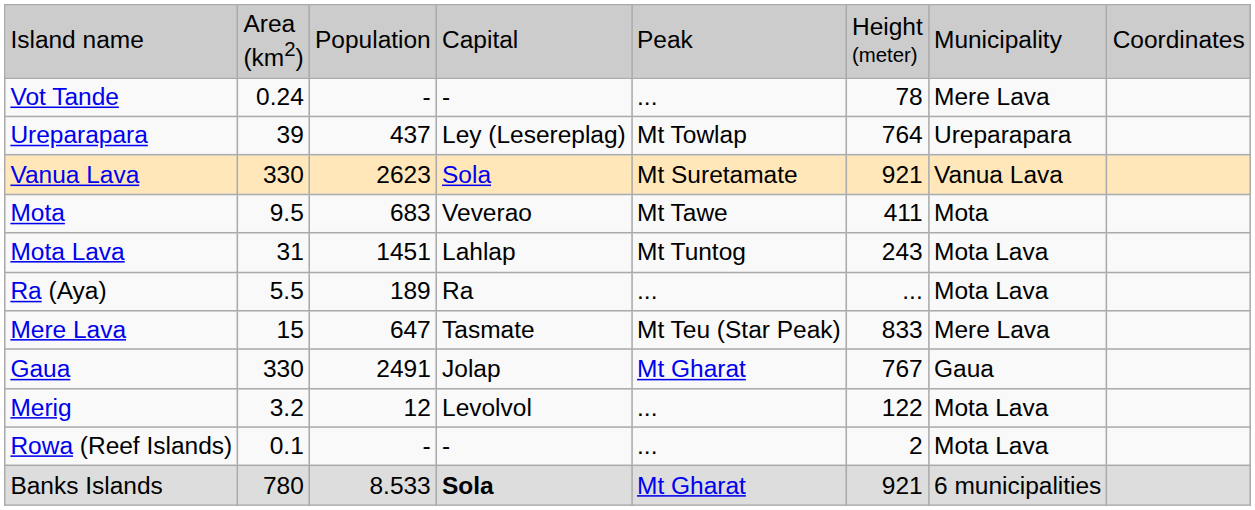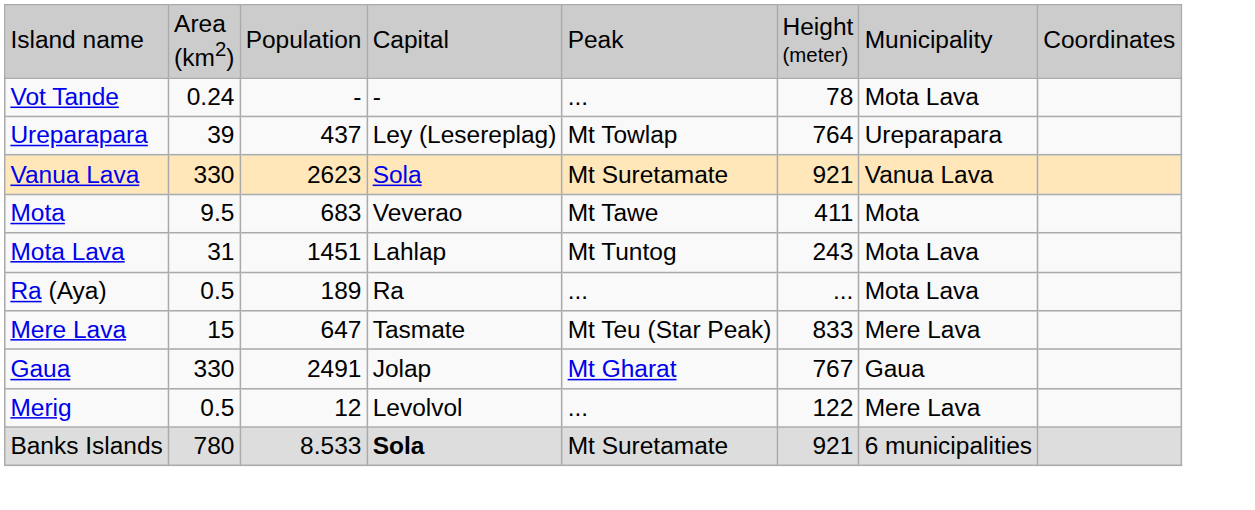(992, 96) Mere Lava -> (922, 96) Mota Lava
(287, 291) 5.5 -> (217, 291) 0.5
(287, 407) 3.2 -> (217, 407) 0.5
(991, 407) Mota Lava -> (922, 407) Mere Lava
- row: (121, 446)
(691, 485) Mt Gharat -> (648, 446) Mt Suretamate
